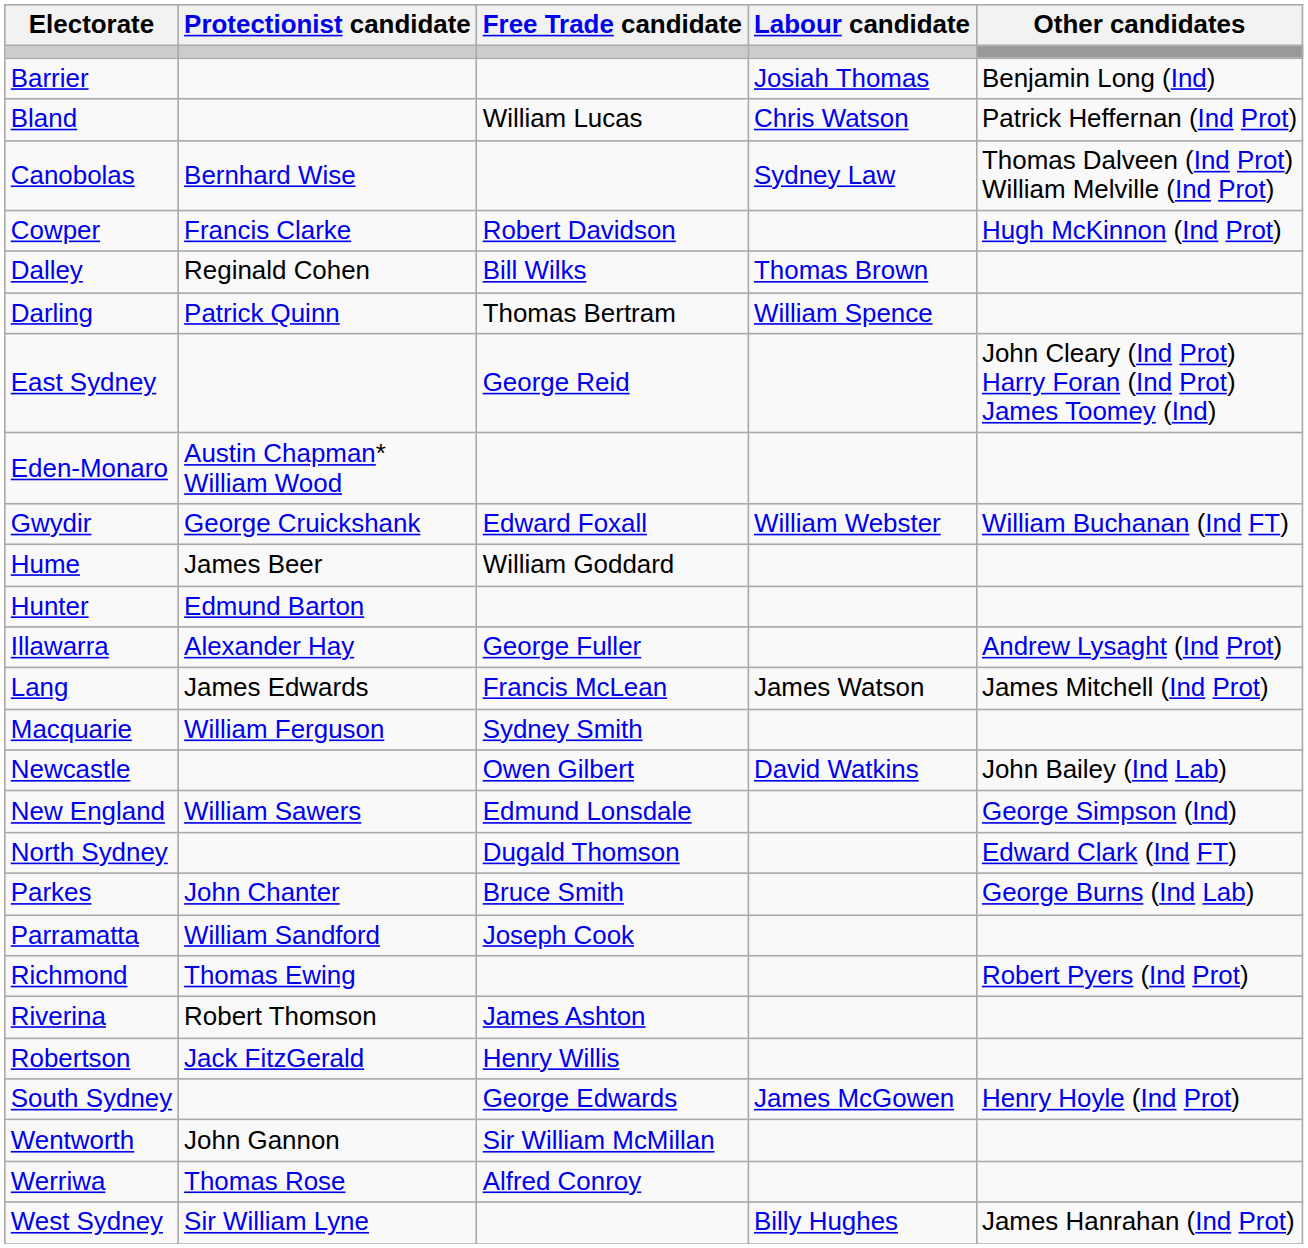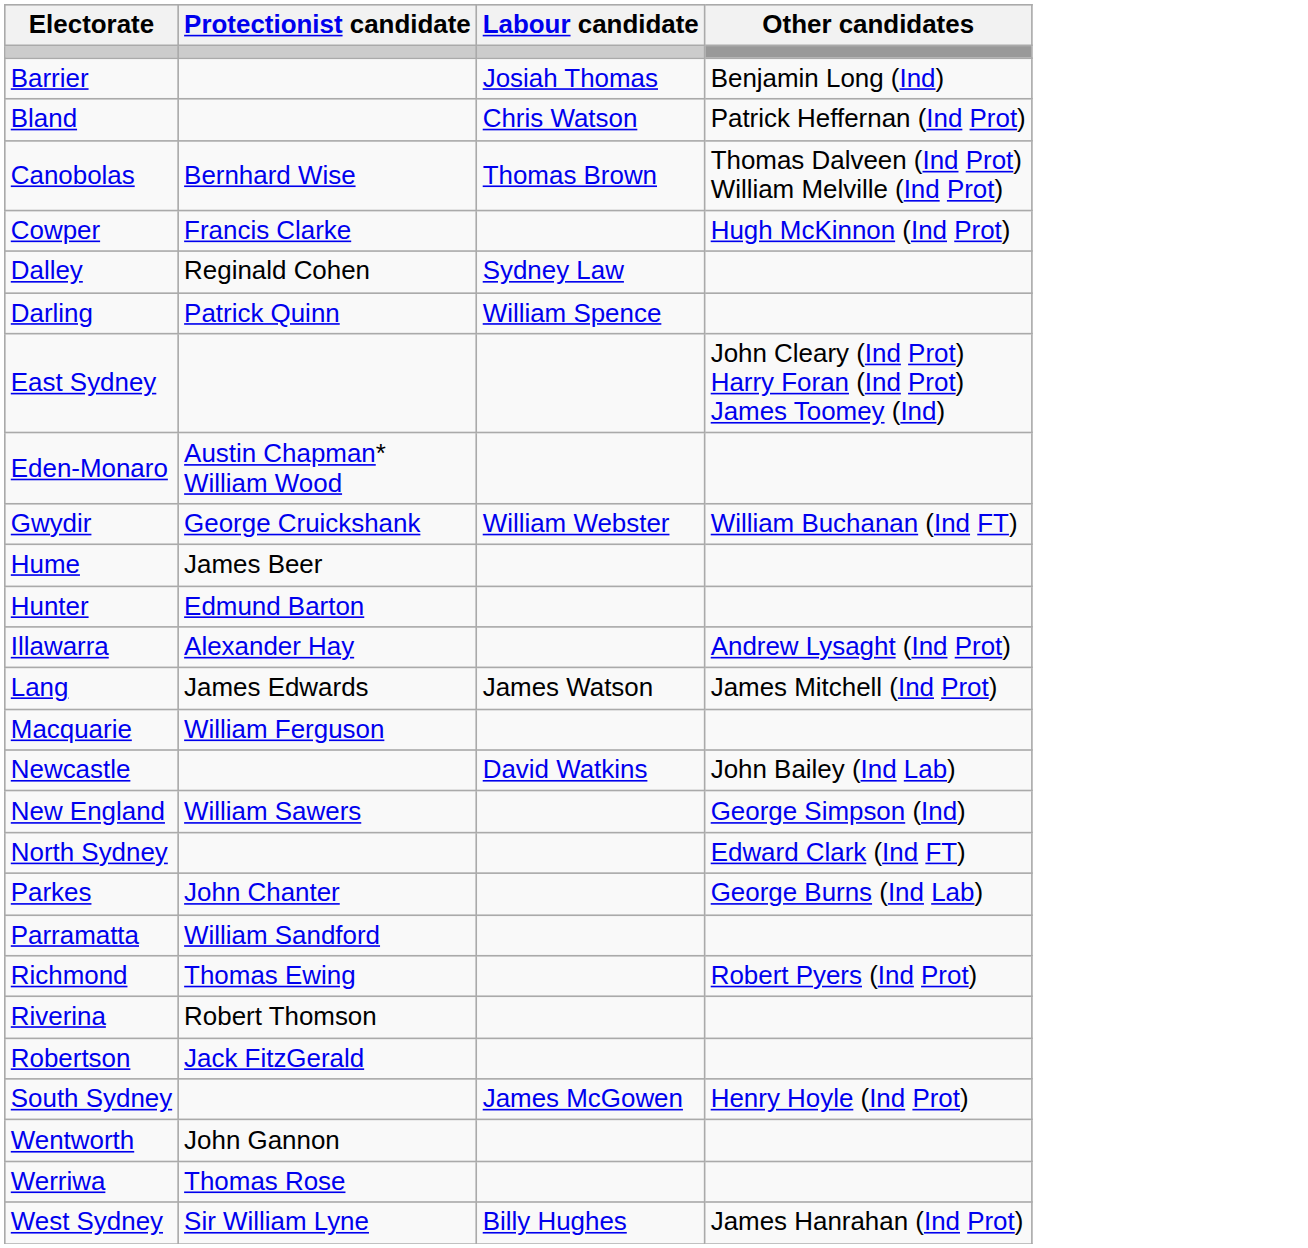- column: (612, 25)
(825, 174) Sydney Law -> (570, 174) Thomas Brown
(841, 271) Thomas Brown -> (553, 271) Sydney Law
